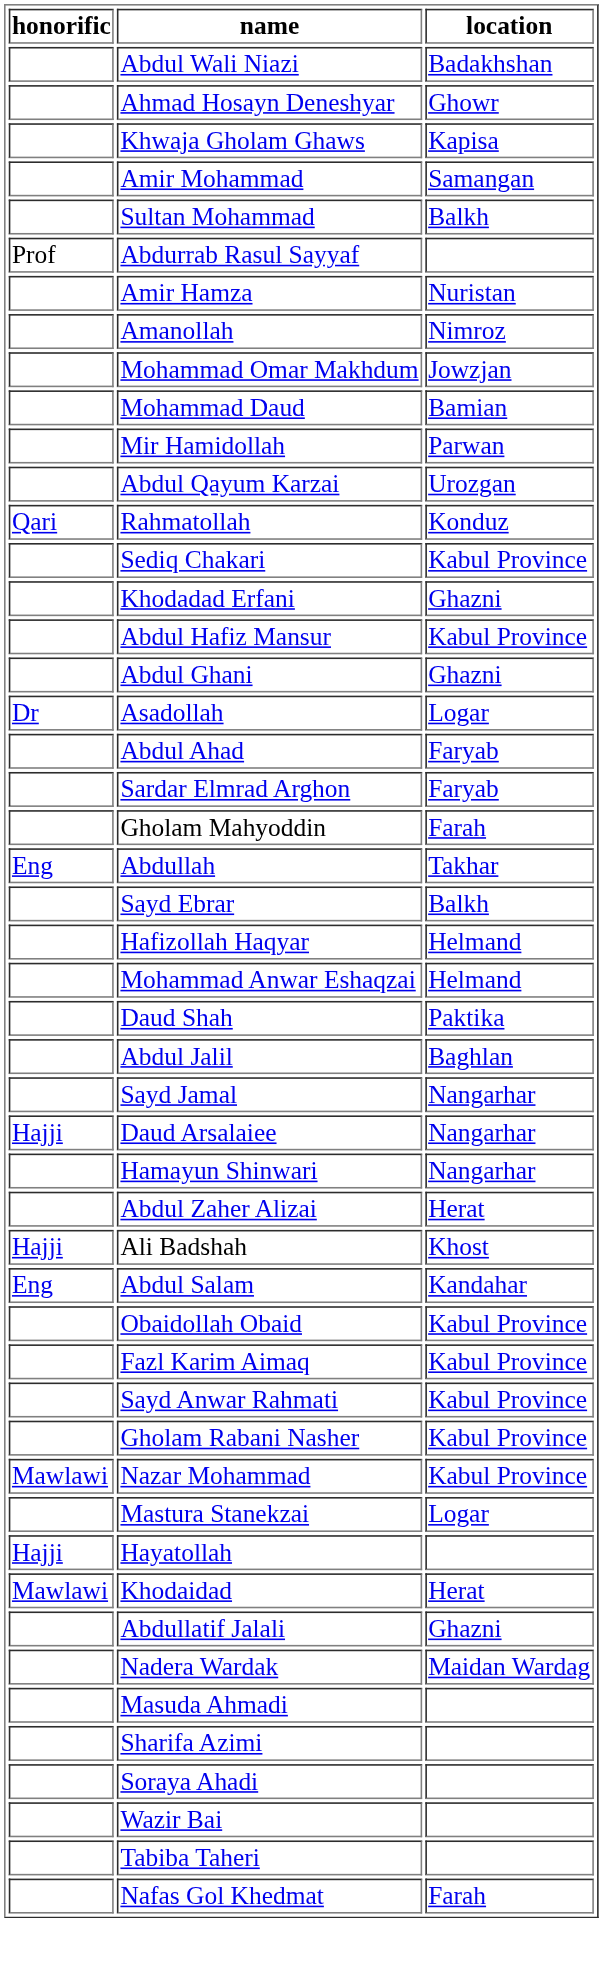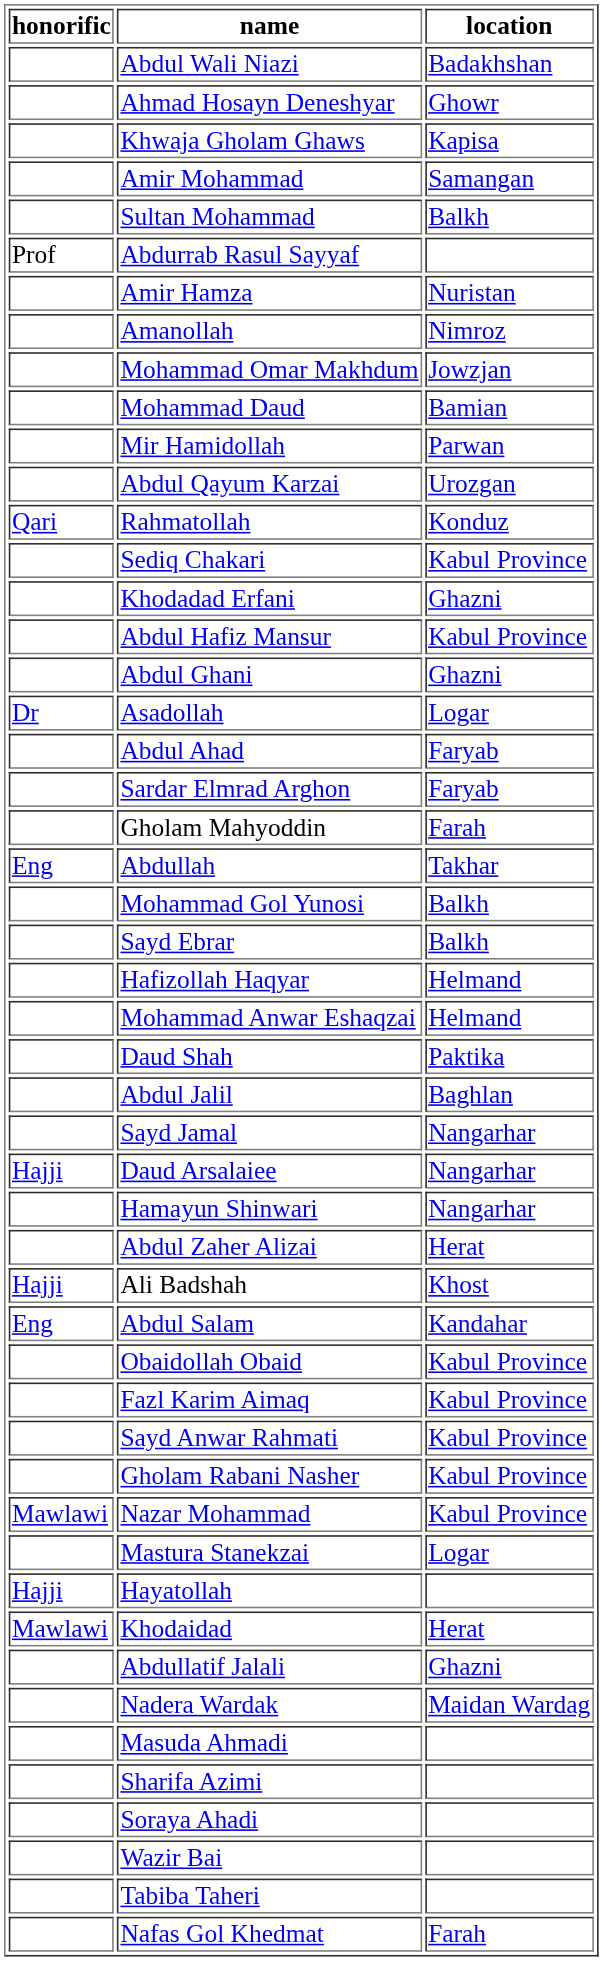+ row: (242, 903)
